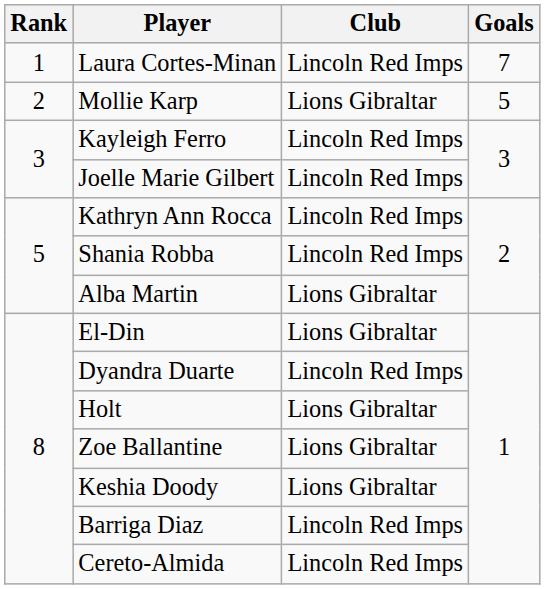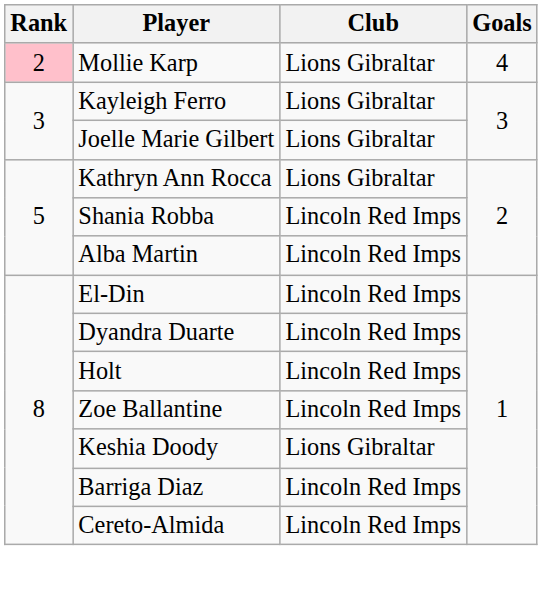- row: (177, 62)
(39, 100) no background -> (39, 62) pink background
(504, 100) 5 -> (502, 62) 4
(375, 139) Lincoln Red Imps -> (360, 100) Lions Gibraltar
(375, 178) Lincoln Red Imps -> (360, 139) Lions Gibraltar
(375, 216) Lincoln Red Imps -> (360, 178) Lions Gibraltar
(362, 293) Lions Gibraltar -> (373, 255) Lincoln Red Imps
(362, 332) Lions Gibraltar -> (373, 293) Lincoln Red Imps
(362, 409) Lions Gibraltar -> (373, 370) Lincoln Red Imps
(362, 448) Lions Gibraltar -> (373, 409) Lincoln Red Imps
